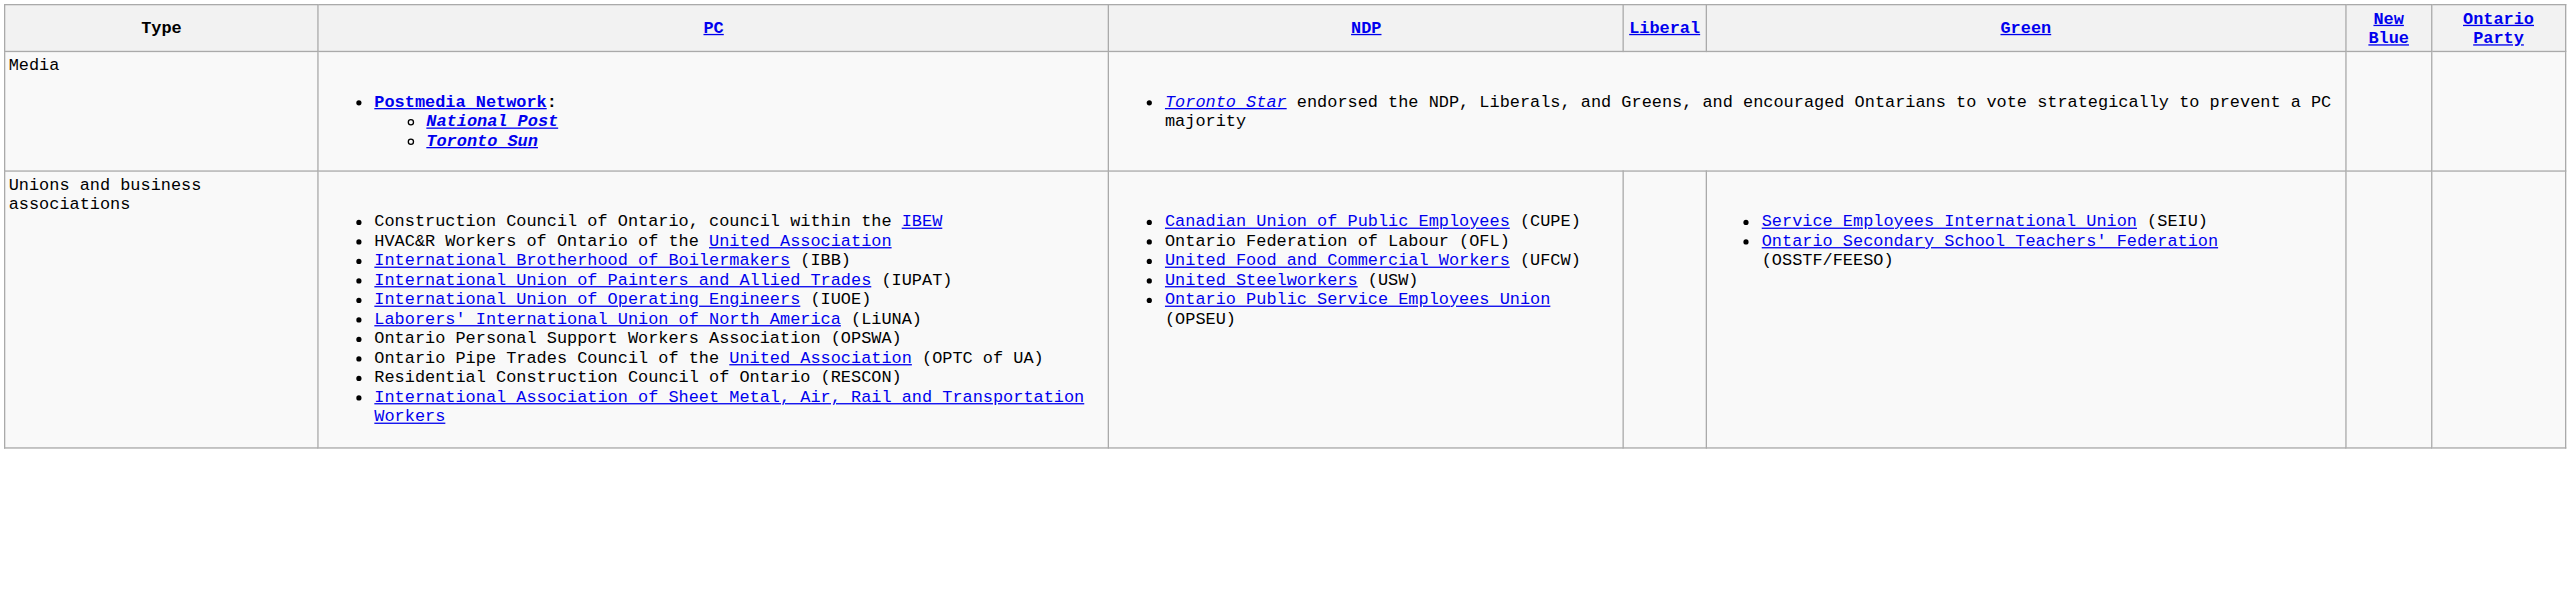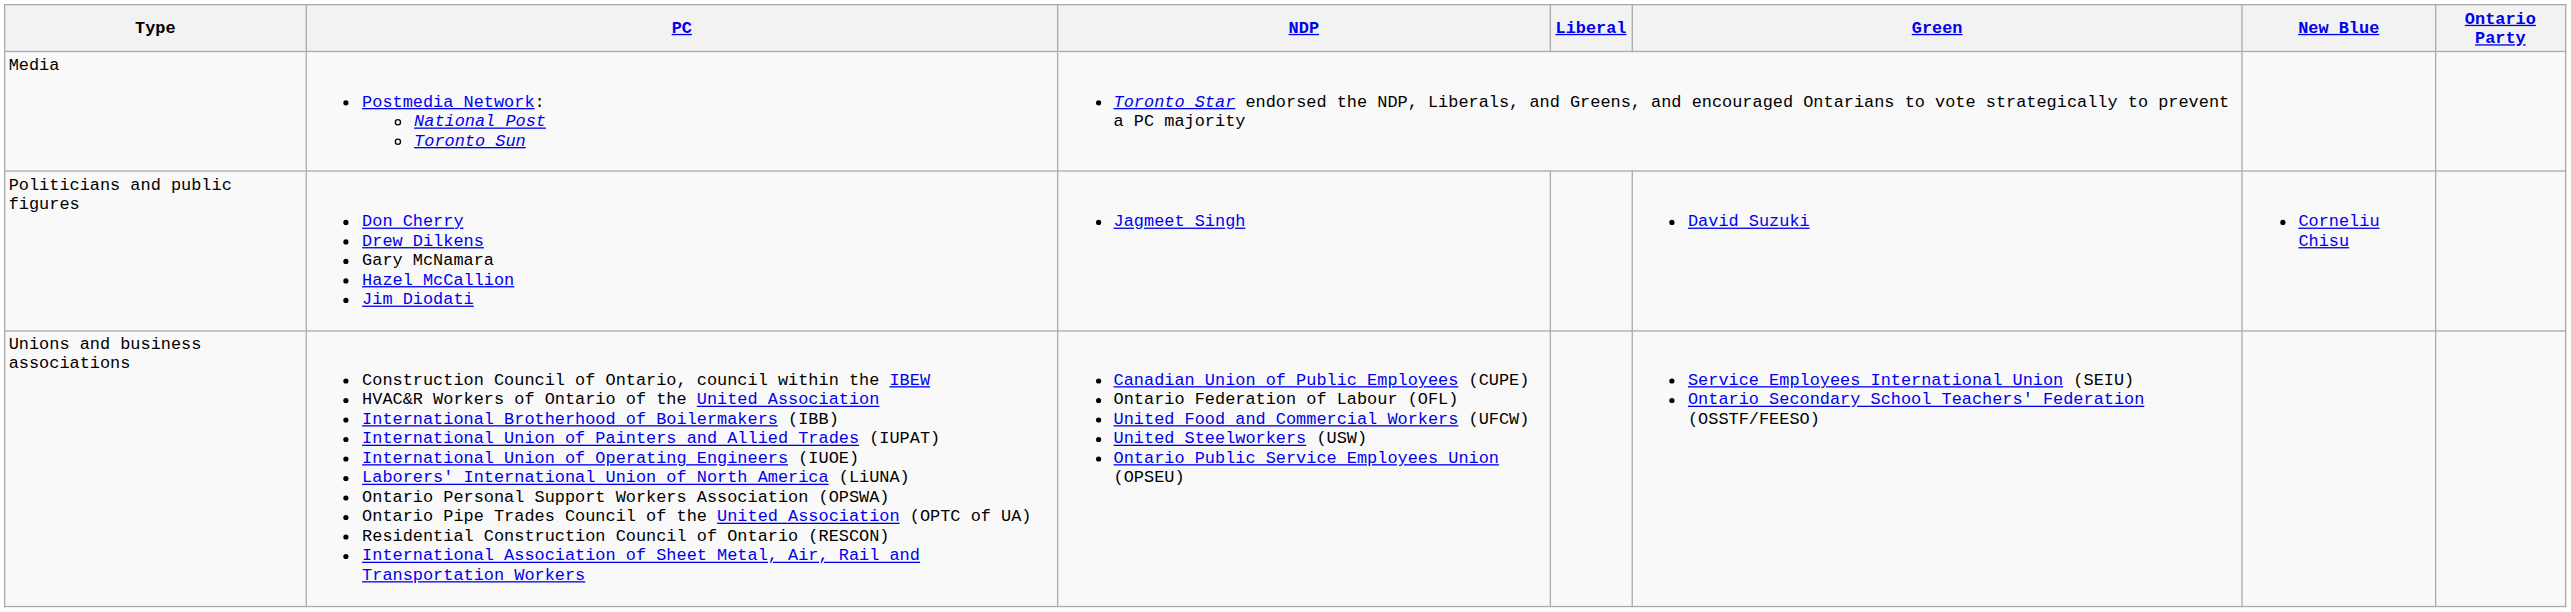(714, 121) bold -> (682, 121) normal
+ row: (120, 195)
